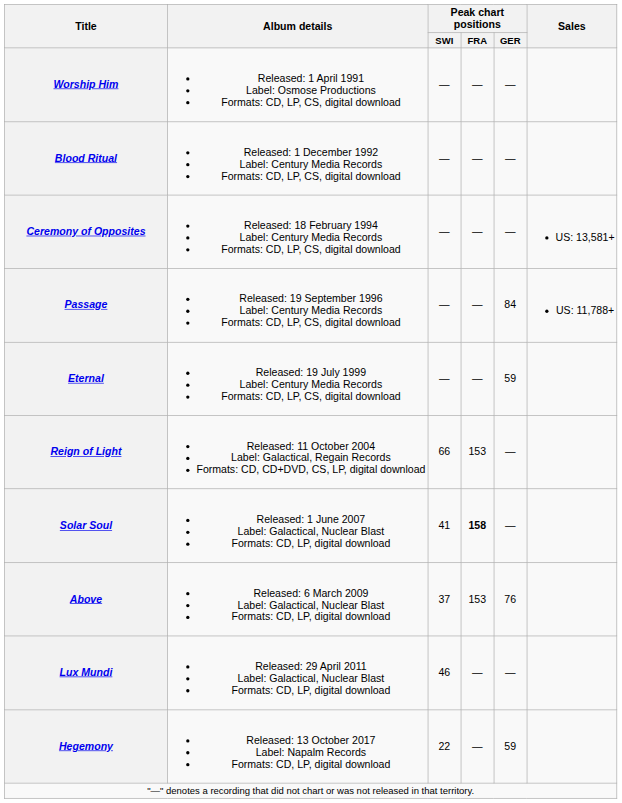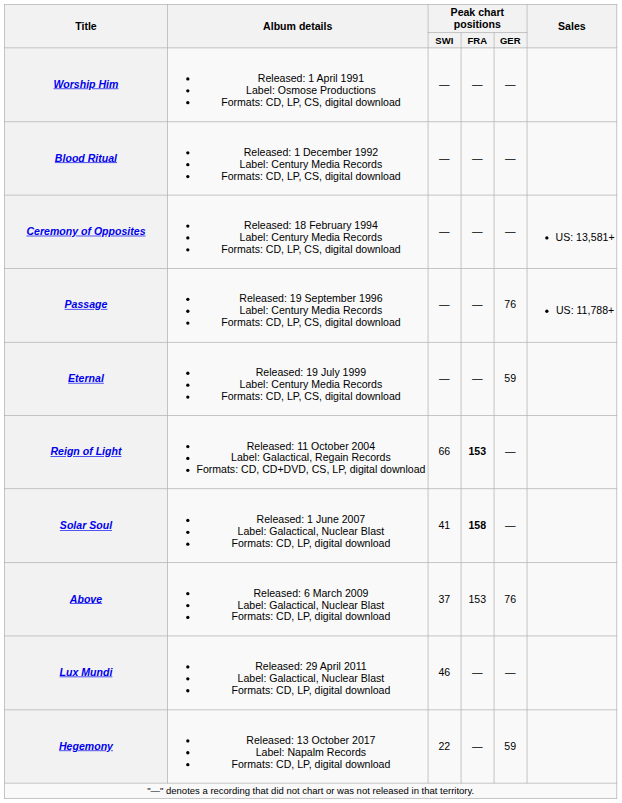(510, 305) 84 -> (510, 305) 76
(477, 452) normal -> (477, 452) bold
